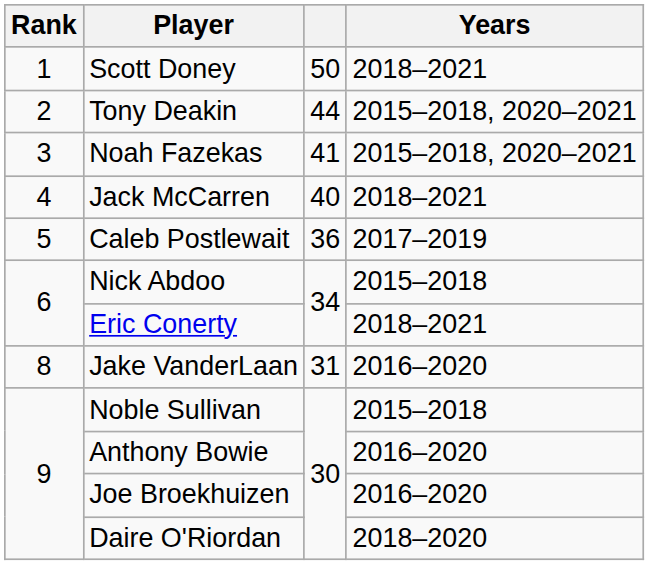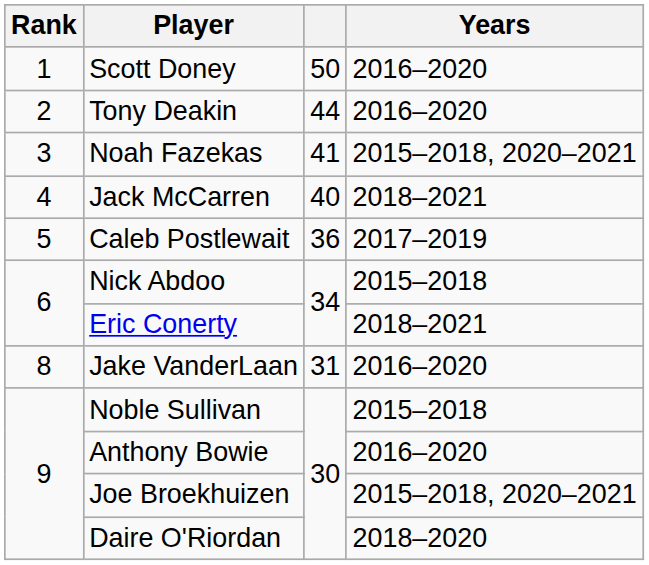(420, 68) 2018–2021 -> (420, 68) 2016–2020
(495, 111) 2015–2018, 2020–2021 -> (420, 111) 2016–2020
(420, 494) 2016–2020 -> (495, 494) 2015–2018, 2020–2021
